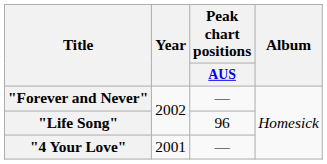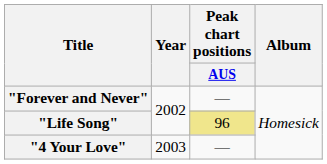(222, 122) no background -> (222, 122) khaki background
(171, 147) 2001 -> (171, 147) 2003
